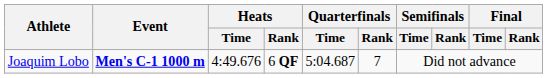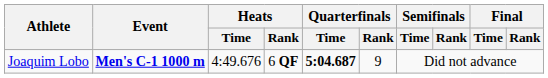(330, 61) normal -> (331, 61) bold
(377, 61) 7 -> (378, 61) 9
